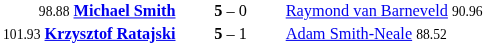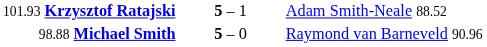rows swapped: (89, 33) <-> (107, 11)
